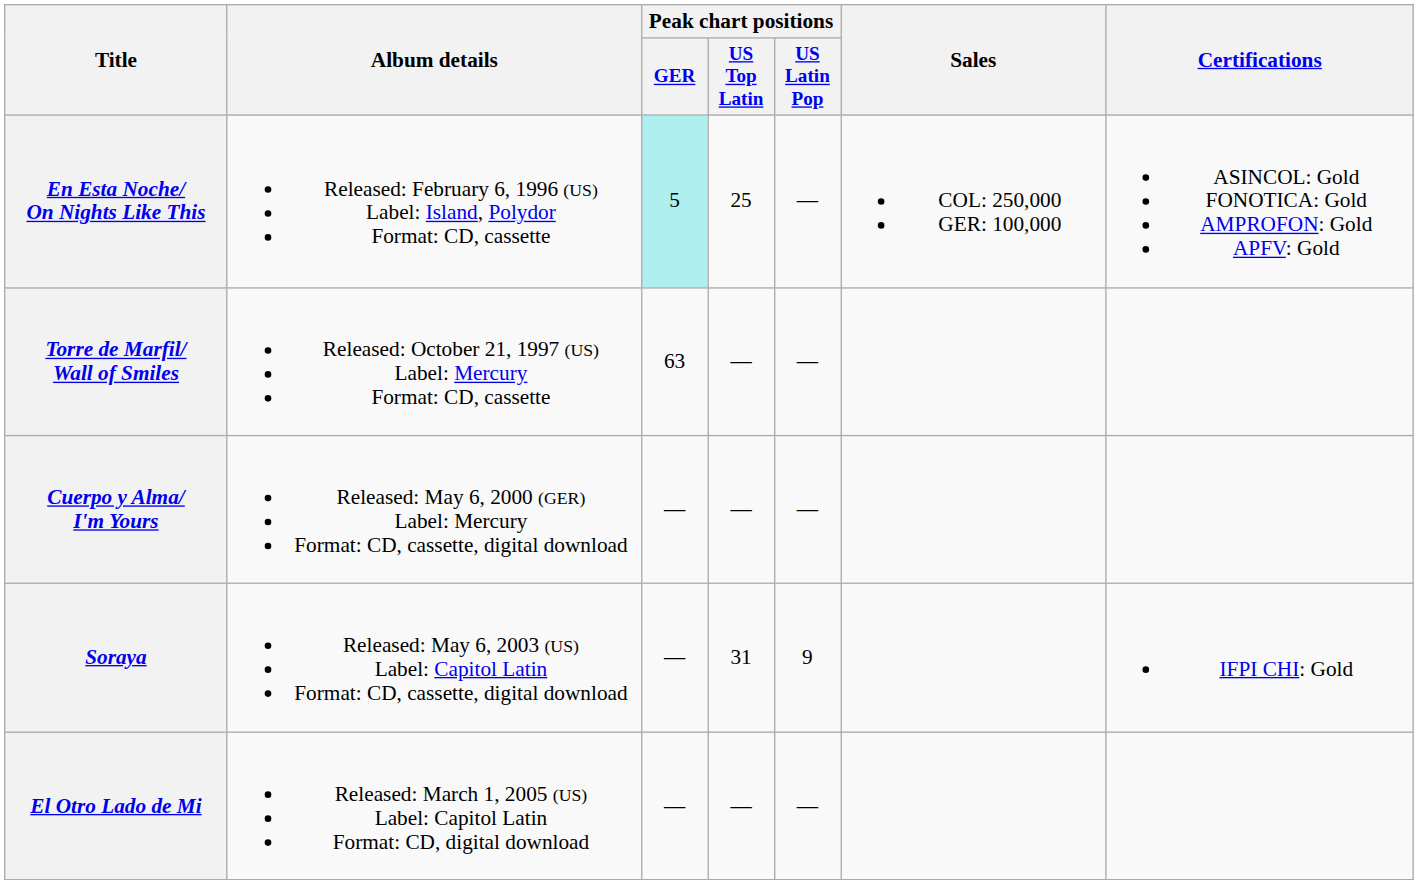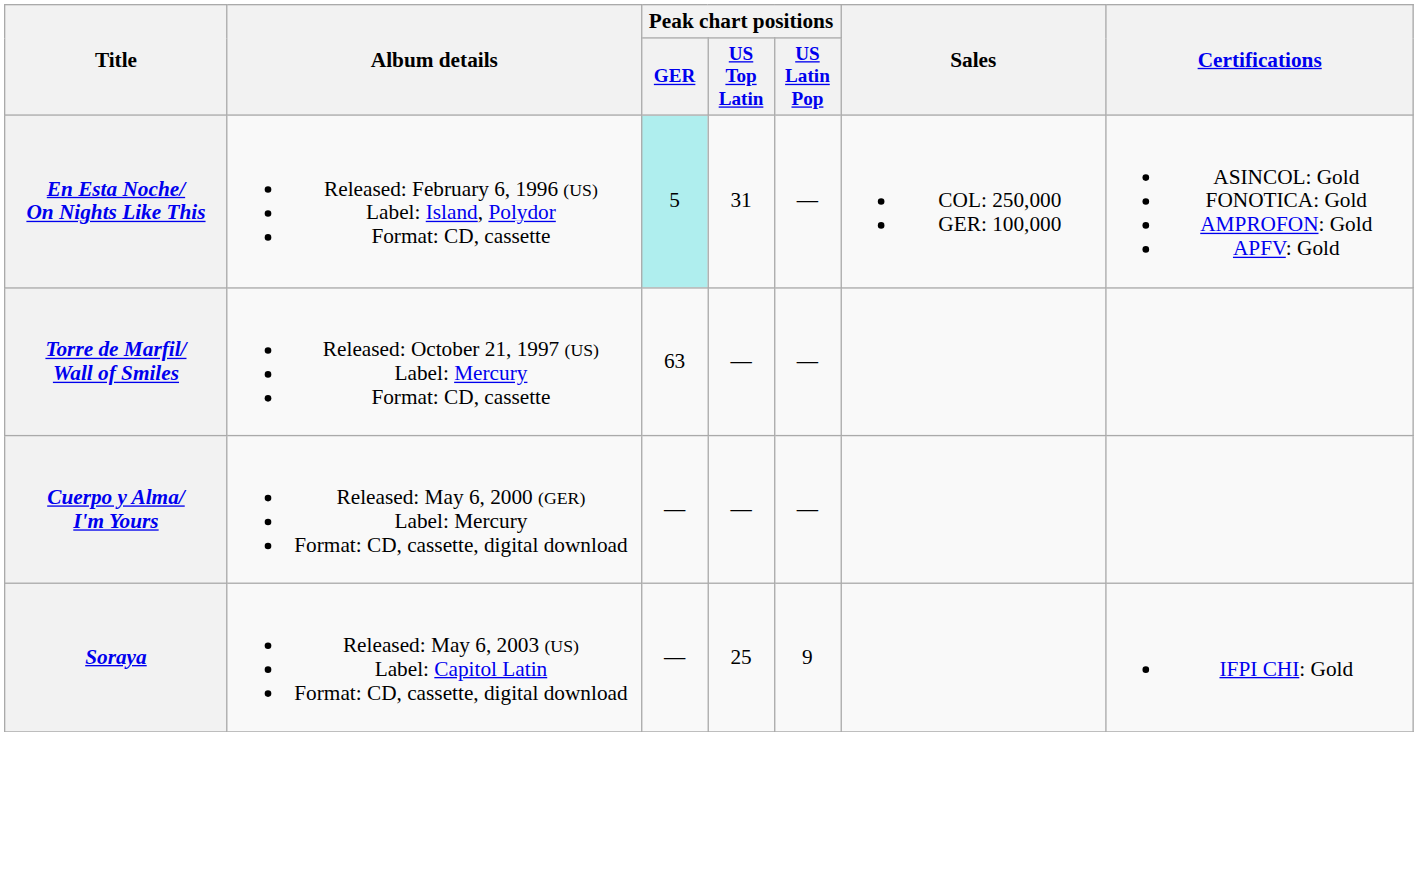(741, 201) 25 -> (741, 201) 31
(741, 657) 31 -> (741, 657) 25
- row: (116, 805)
